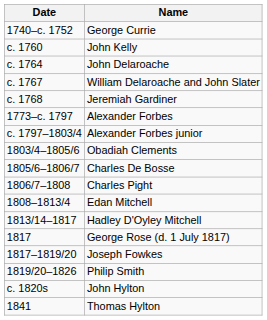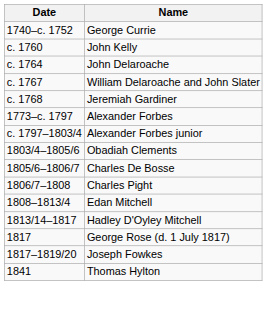- row: (116, 271)
- row: (116, 289)
